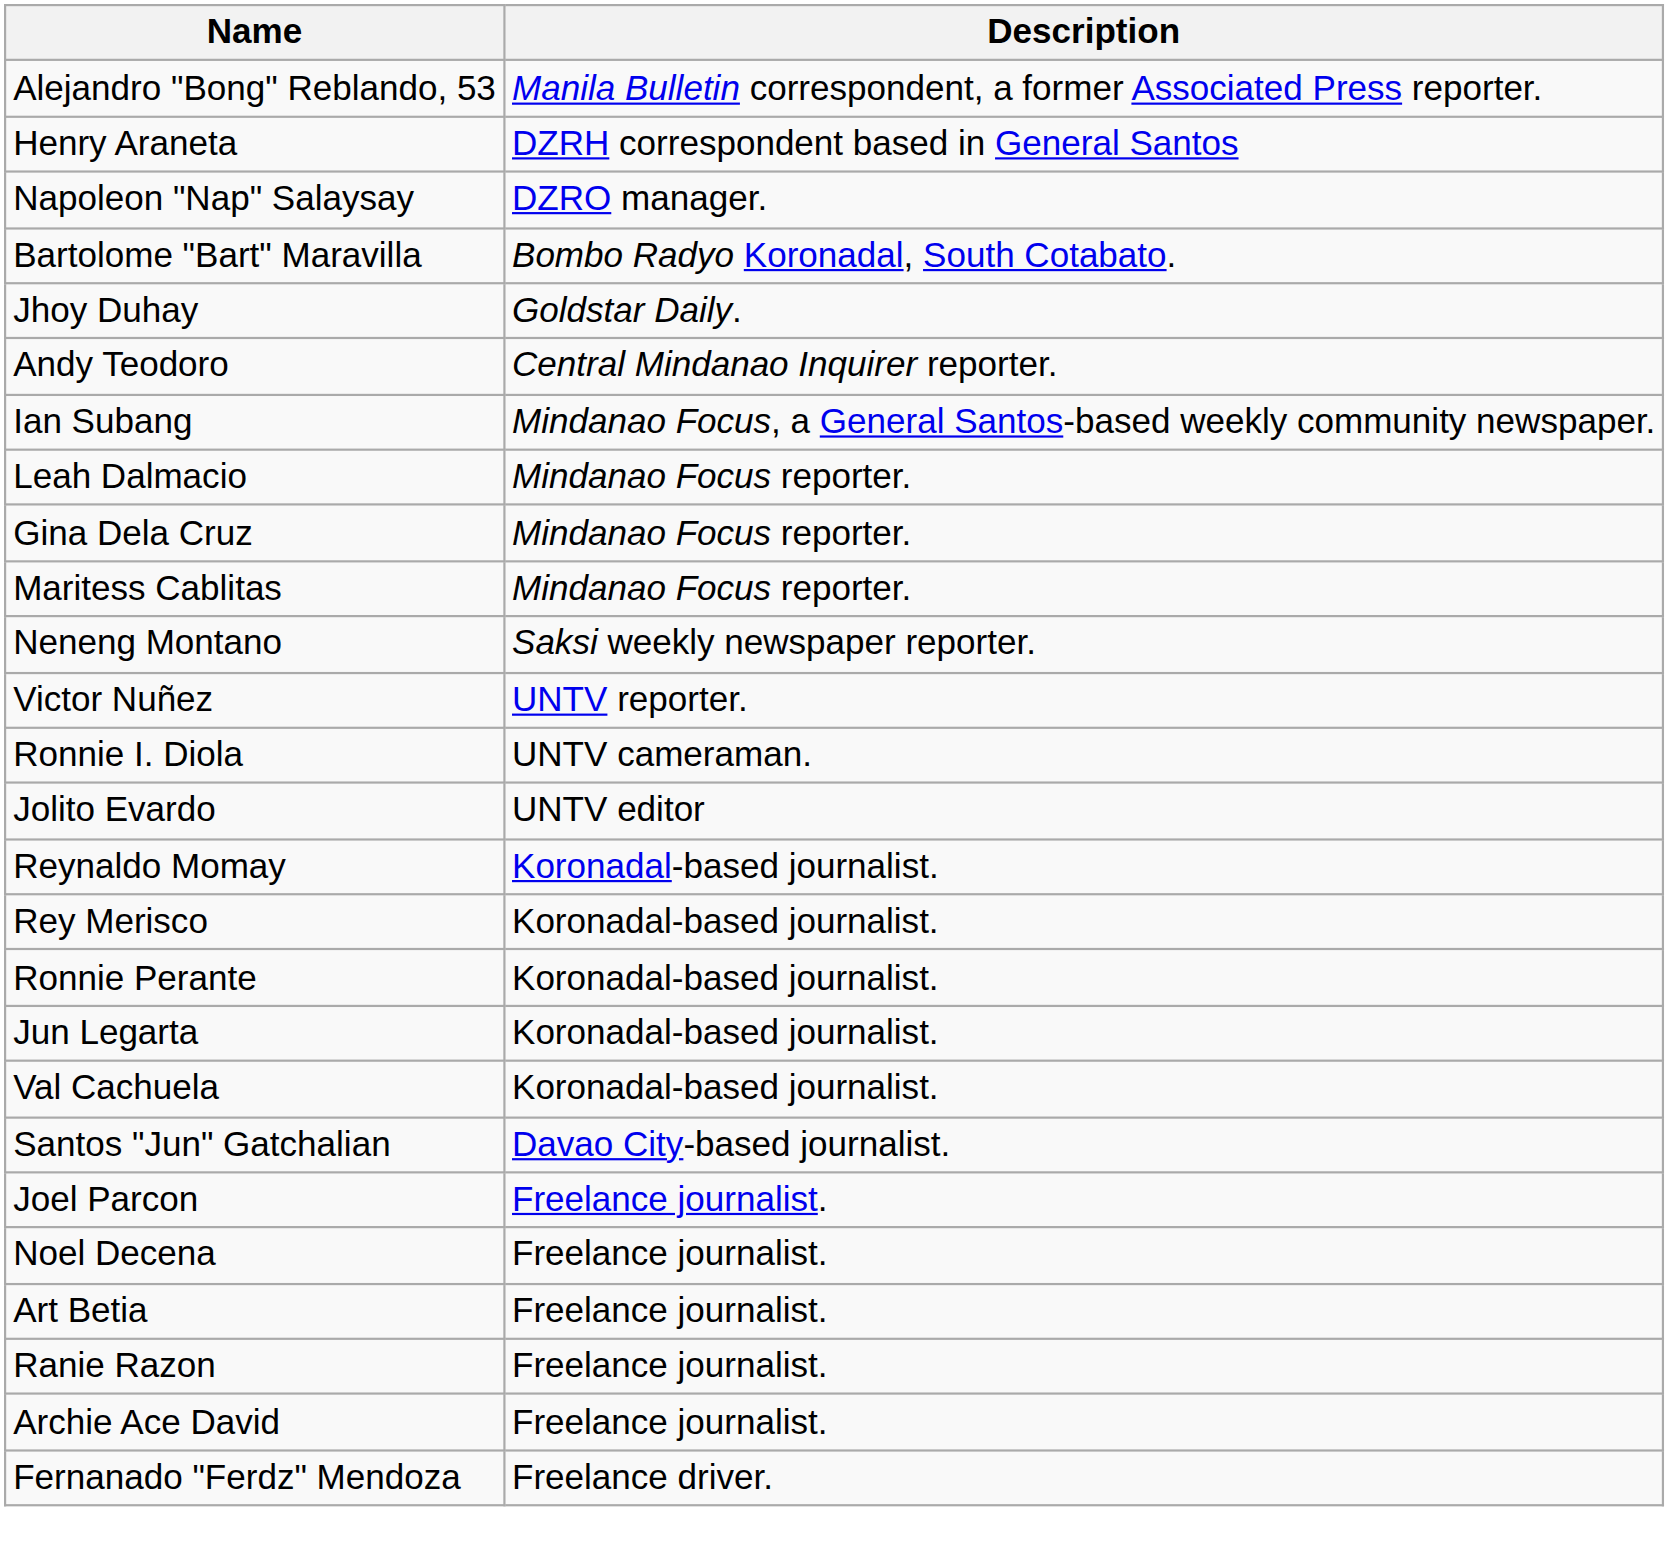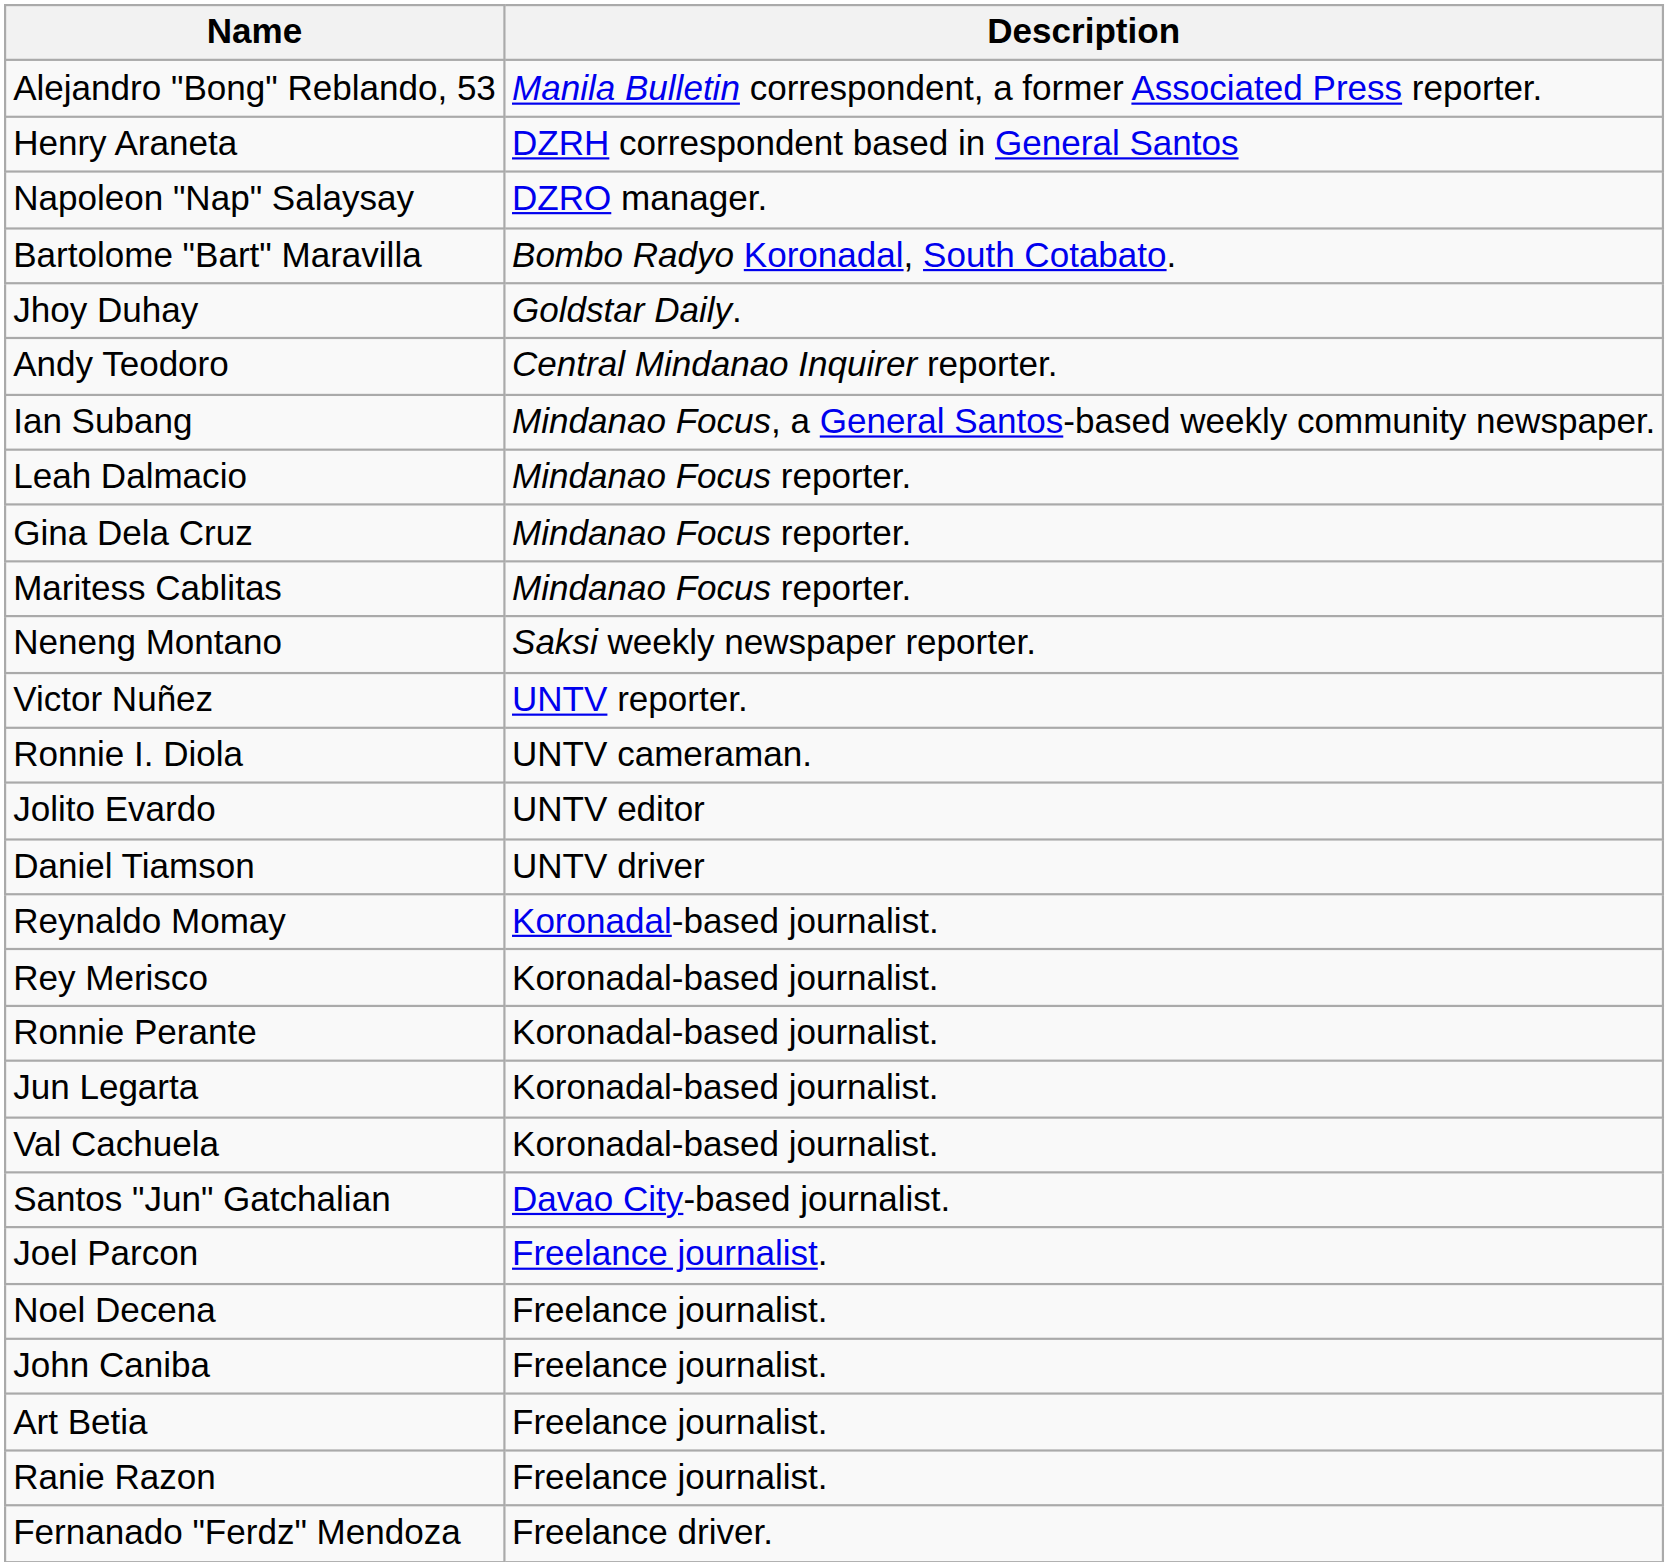+ row: (134, 865)
+ row: (112, 1365)
- row: (147, 1421)
